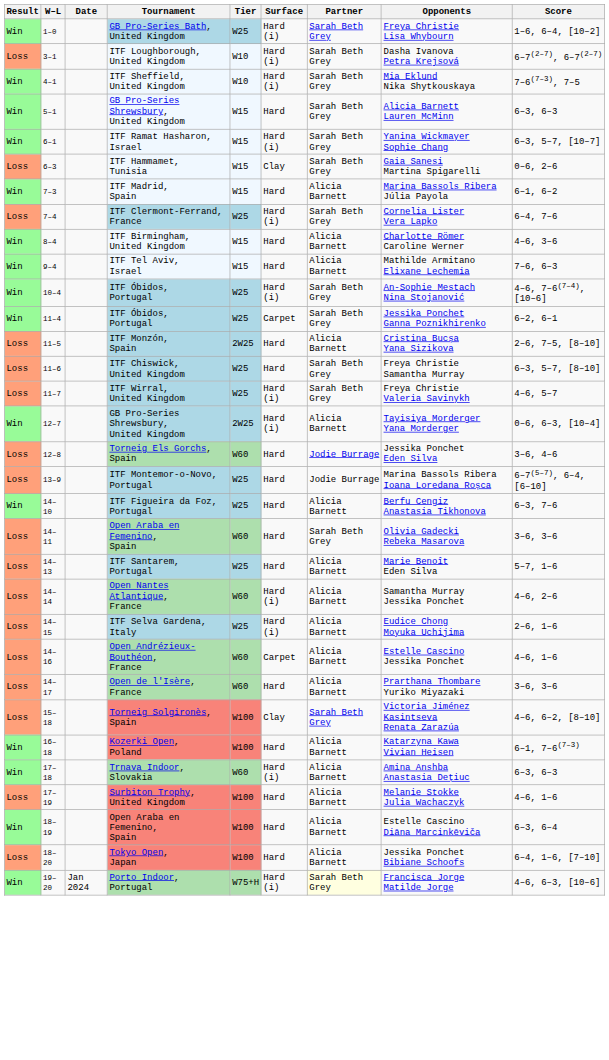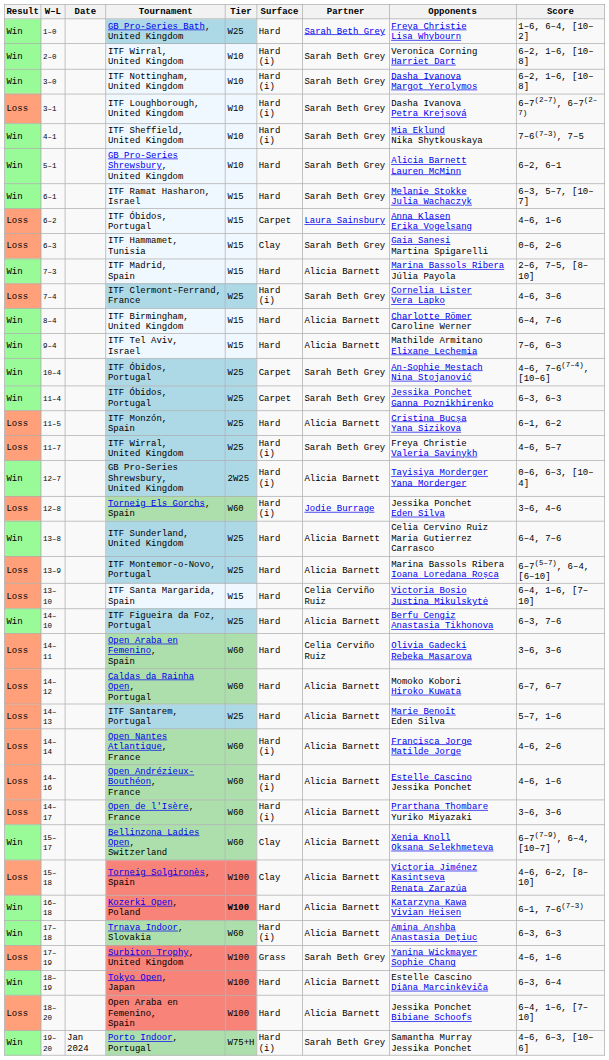(274, 31) Hard (i) -> (269, 31) Hard
+ row: (50, 57)
+ row: (50, 82)
(240, 112) W15 -> (236, 166) W10
(536, 112) 6–3, 6–3 -> (540, 166) 6–2, 6–1
(274, 142) Hard (i) -> (269, 196) Hard
(427, 142) Yanina Wickmayer Sophie Chang -> (432, 196) Melanie Stokke Julia Wachaczyk
+ row: (50, 222)
(536, 192) 6–1, 6–2 -> (553, 271) 2–6, 7–5, [8–10]
(536, 217) 6–4, 7–6 -> (540, 296) 4–6, 3–6
(536, 242) 4–6, 3–6 -> (540, 321) 6–4, 7–6
(274, 293) Hard (i) -> (275, 372) Carpet
(536, 319) 6–2, 6–1 -> (540, 398) 6–3, 6–3
(243, 344) 2W25 -> (236, 423) W25
(557, 344) 2–6, 7–5, [8–10] -> (540, 423) 6–1, 6–2
- row: (52, 369)
(274, 454) Hard -> (269, 508) Hard (i)
+ row: (52, 539)
(344, 480) Jodie Burrage -> (342, 570) Alicia Barnett
+ row: (50, 596)
(336, 536) Sarah Beth Grey -> (339, 651) Celia Cerviño Ruiz
+ row: (50, 687)
(424, 597) Samantha Murray Jessika Ponchet -> (432, 747) Francisca Jorge Matilde Jorge
- row: (50, 627)
(279, 657) Carpet -> (269, 782) Hard (i)
(274, 687) Hard -> (269, 812) Hard (i)
+ row: (50, 843)
(336, 717) Sarah Beth Grey -> (342, 878) Alicia Barnett
(243, 747) normal -> (238, 908) bold
(274, 797) Hard -> (272, 958) Grass
(328, 797) Alicia Barnett -> (345, 958) Sarah Beth Grey
(424, 797) Melanie Stokke Julia Wachaczyk -> (434, 958) Yanina Wickmayer Sophie Chang
(144, 827) Open Araba en Femenino, Spain -> (138, 983) Tokyo Open, Japan
(139, 858) Tokyo Open, Japan -> (143, 1013) Open Araba en Femenino, Spain
(336, 883) lightyellow background -> (345, 1043) no background
(424, 883) Francisca Jorge Matilde Jorge -> (432, 1043) Samantha Murray Jessika Ponchet
